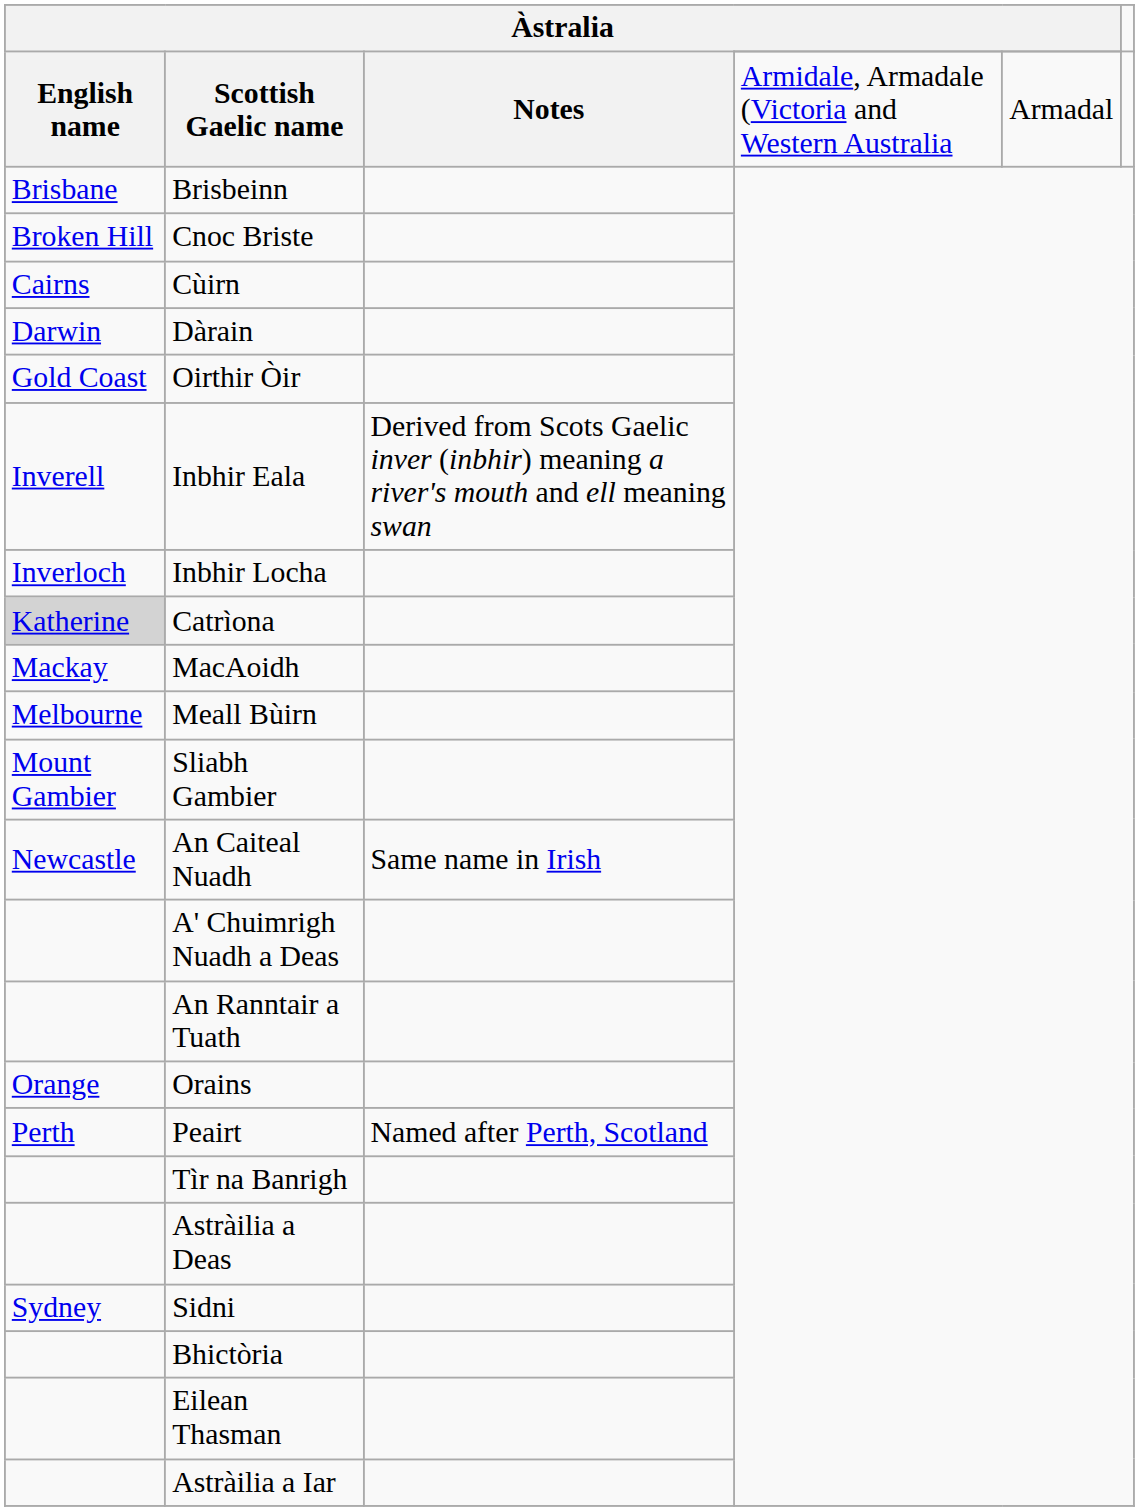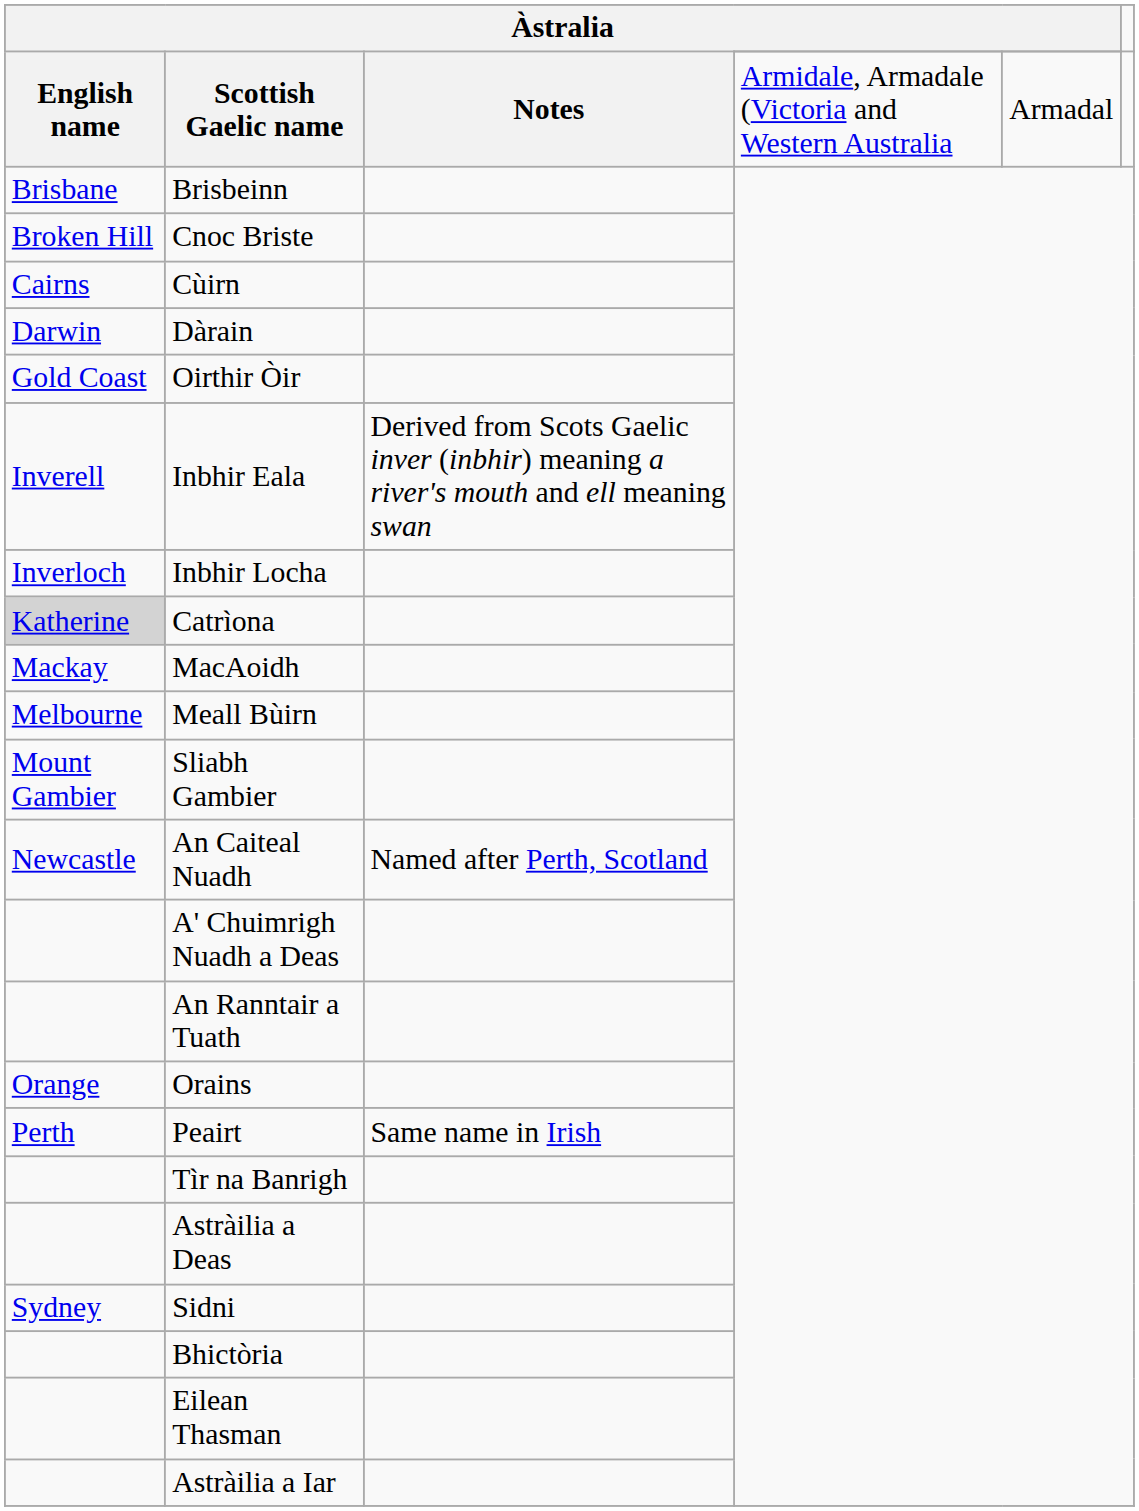(486, 859) Same name in Irish -> (539, 859) Named after Perth, Scotland
(539, 1131) Named after Perth, Scotland -> (486, 1131) Same name in Irish
